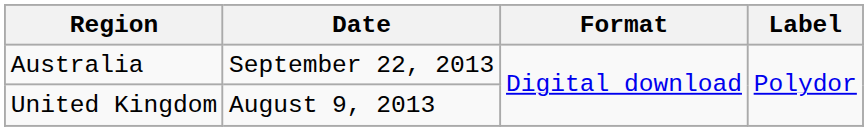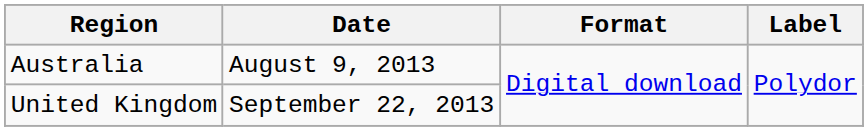(362, 65) September 22, 2013 -> (332, 65) August 9, 2013
(332, 105) August 9, 2013 -> (362, 105) September 22, 2013
